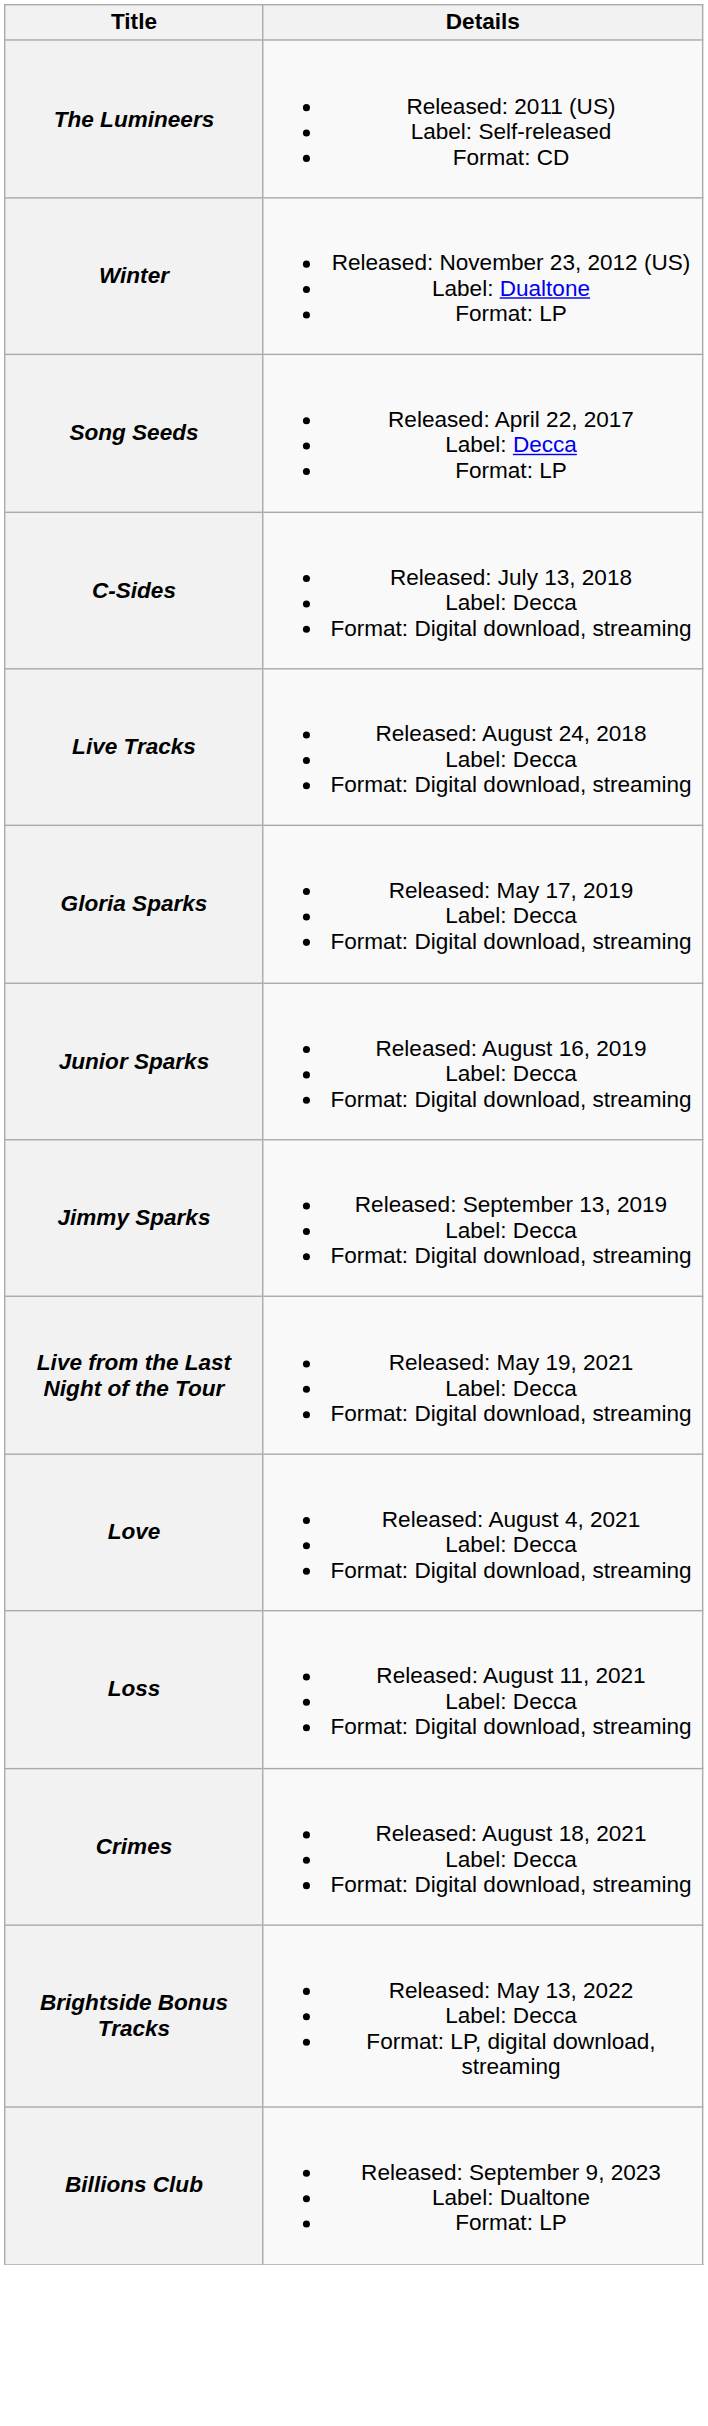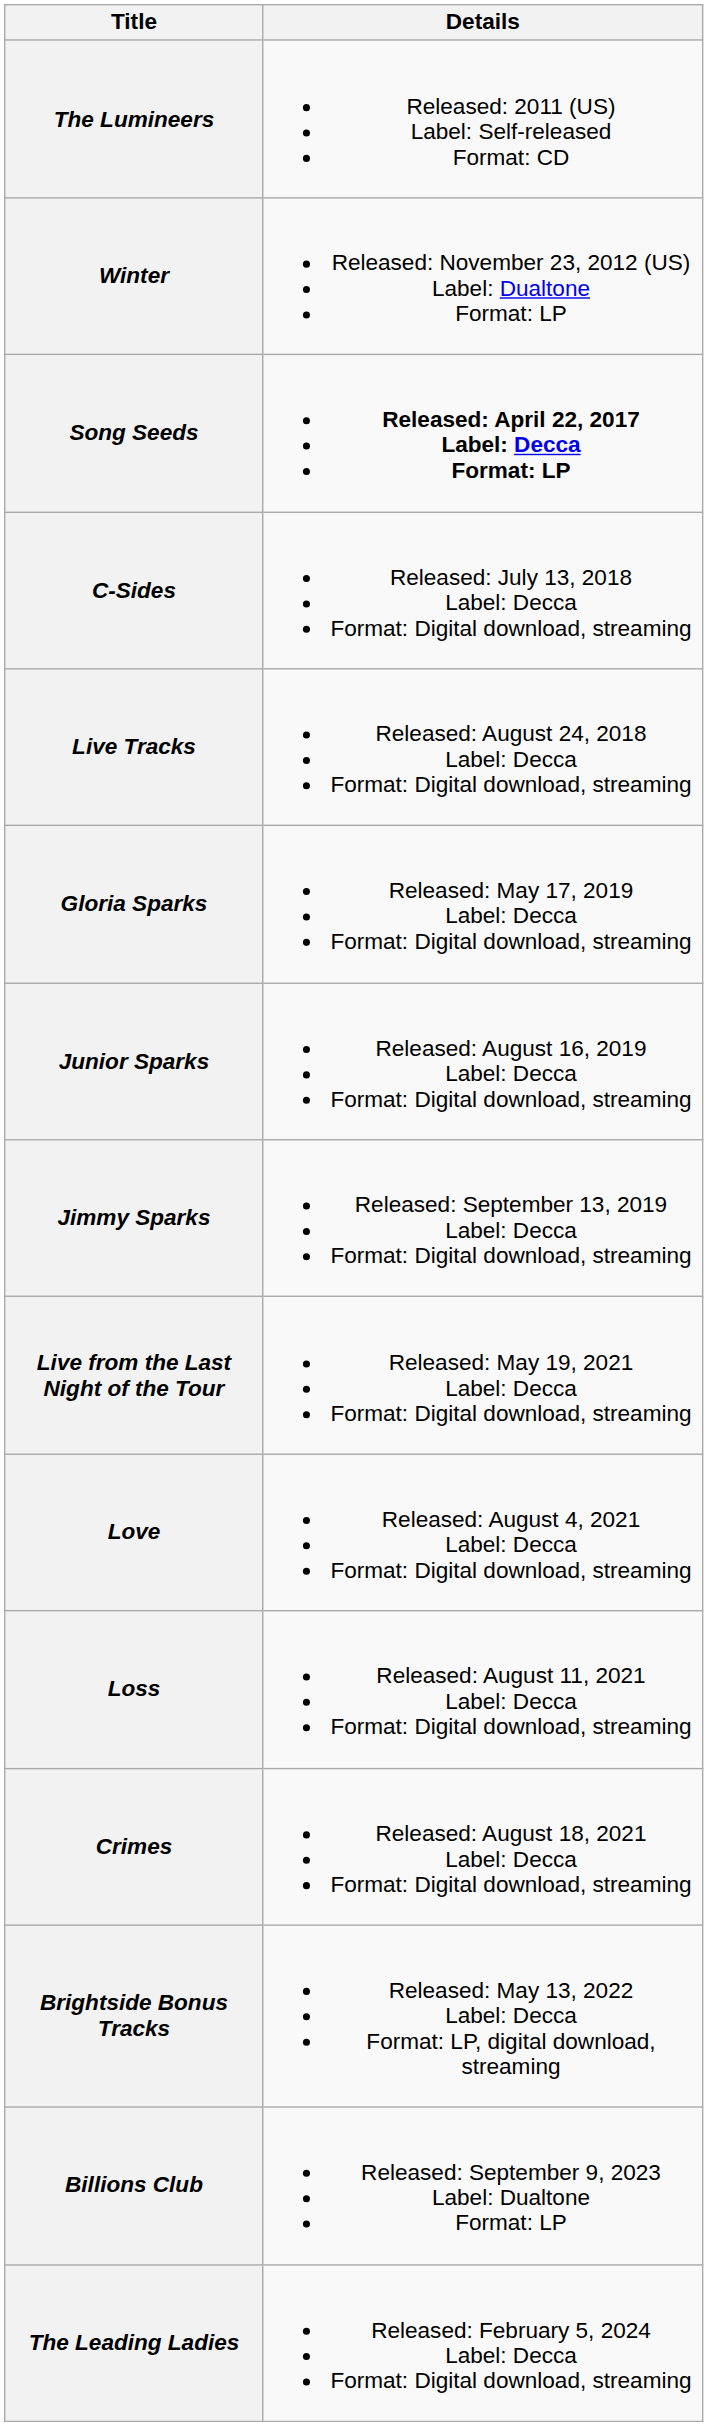(483, 446) normal -> (483, 446) bold
+ row: (134, 2342)
